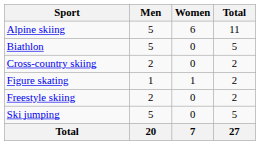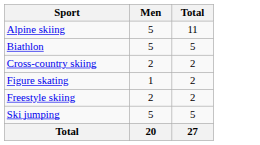- column: (193, 13)
